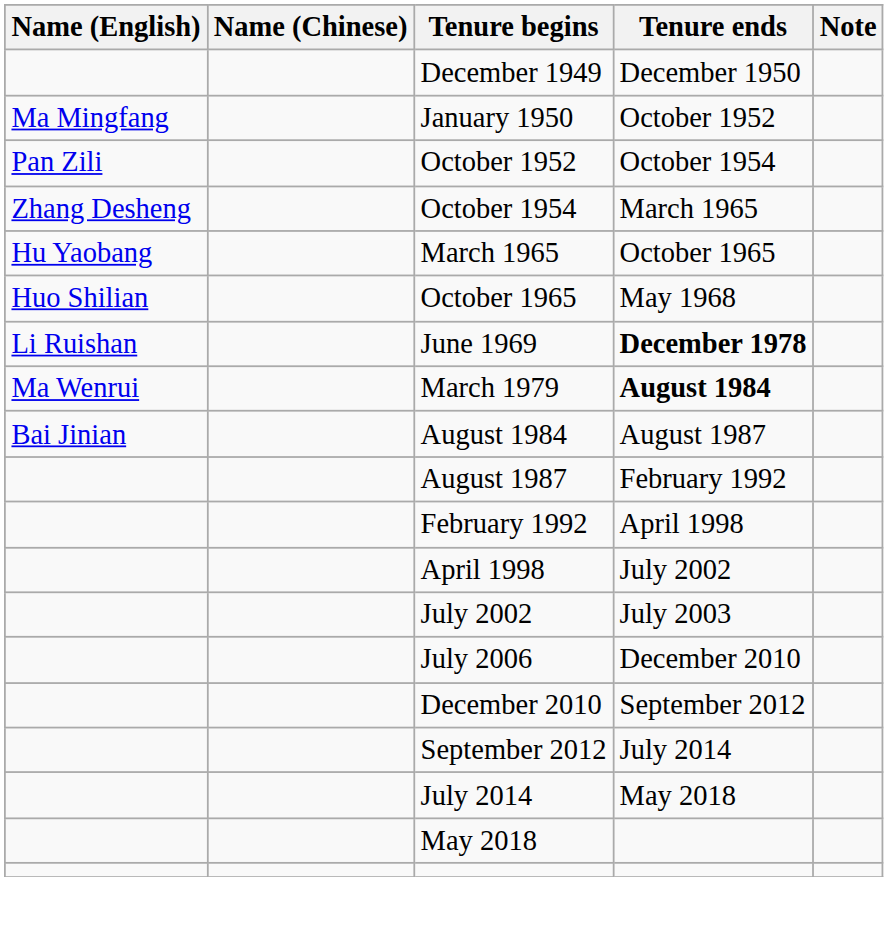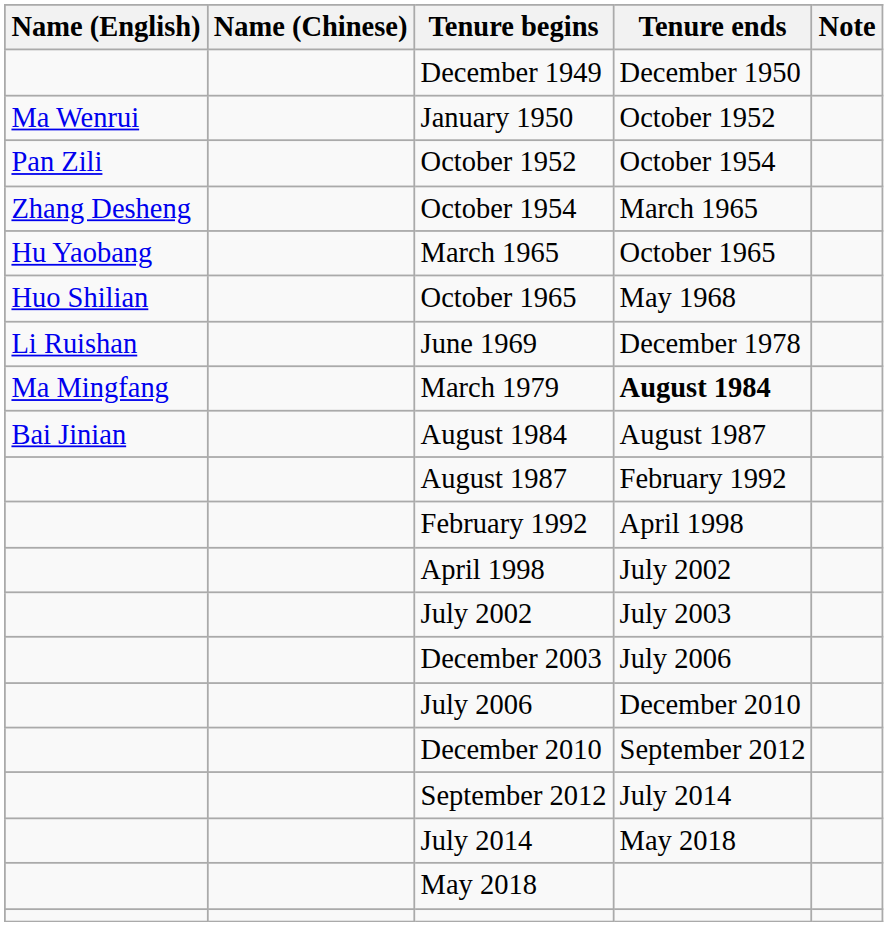(90, 117) Ma Mingfang -> (75, 117) Ma Wenrui
(713, 343) bold -> (710, 343) normal
(75, 388) Ma Wenrui -> (90, 388) Ma Mingfang
+ row: (511, 659)
